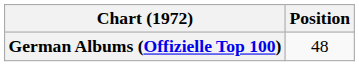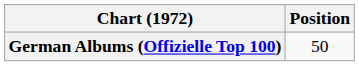(320, 46) 48 -> (320, 46) 50
